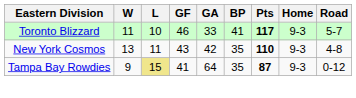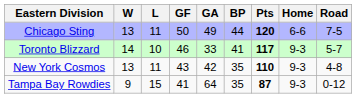+ row: (59, 31)
(128, 31) 11 -> (128, 49) 14
(155, 67) khaki background -> (155, 85) no background
